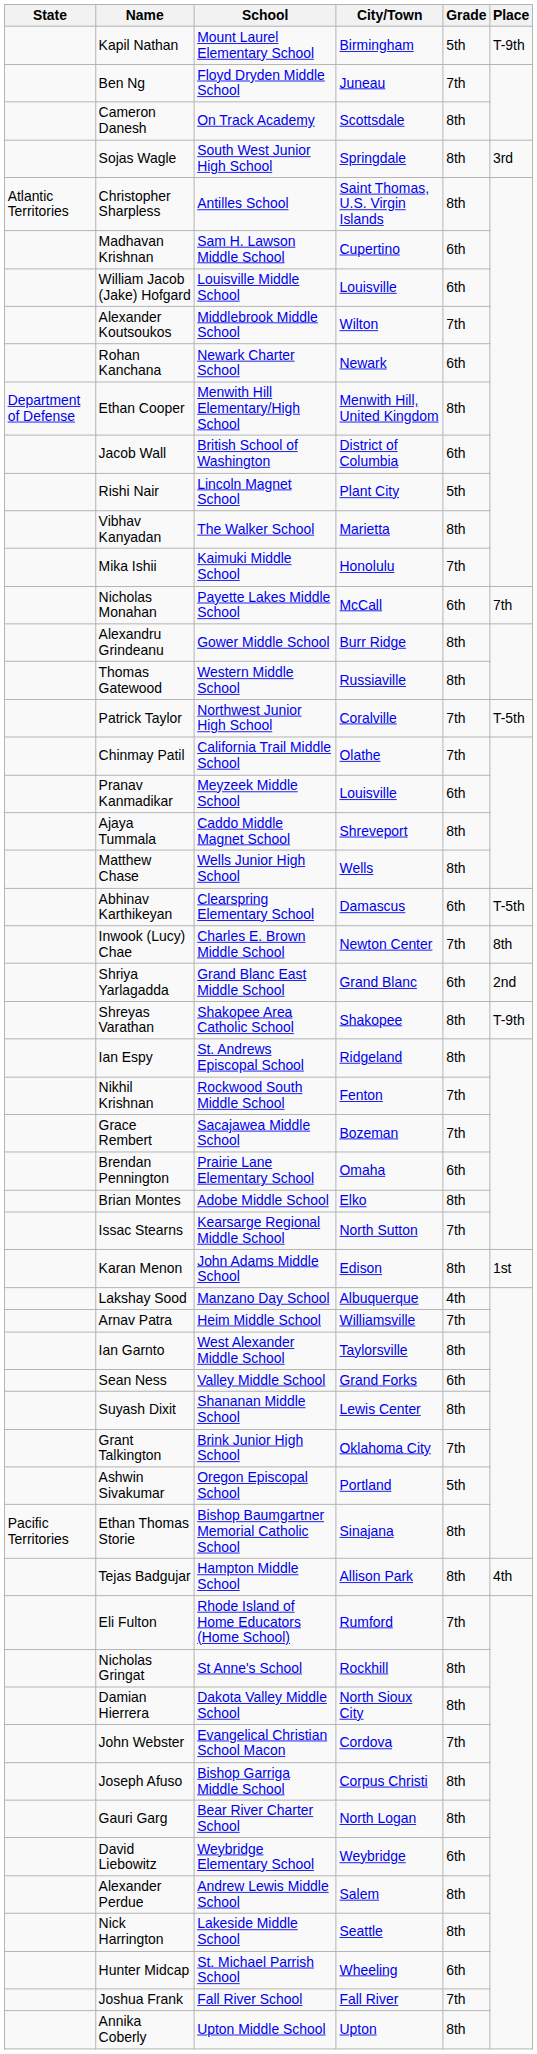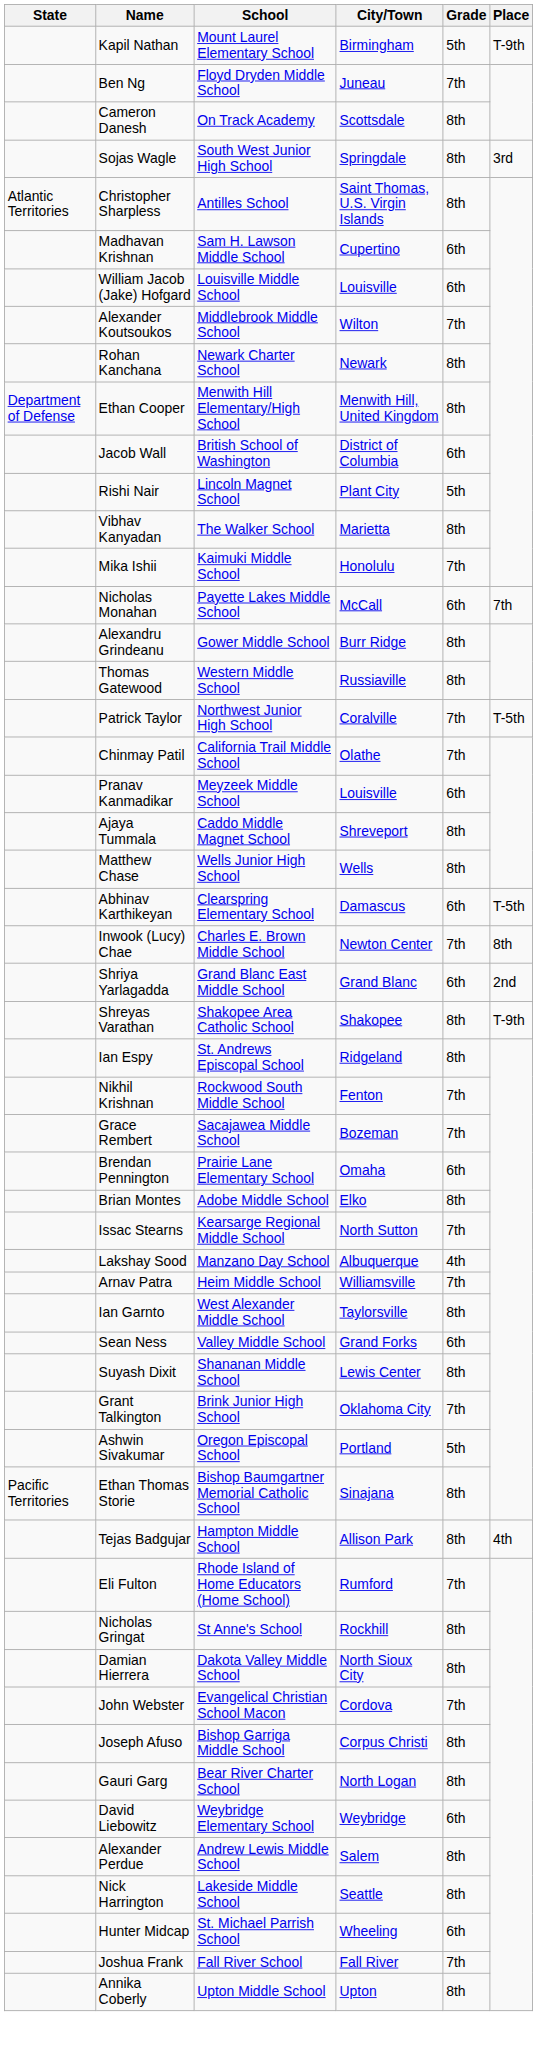(456, 362) 6th -> (456, 362) 8th
- row: (140, 1268)
